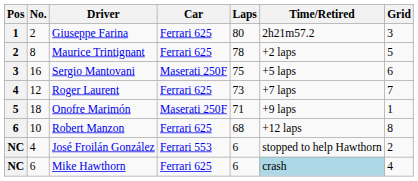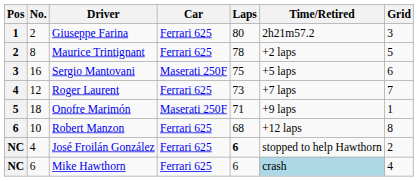(186, 147) Ferrari 553 -> (186, 147) Ferrari 625
(235, 147) normal -> (235, 147) bold
